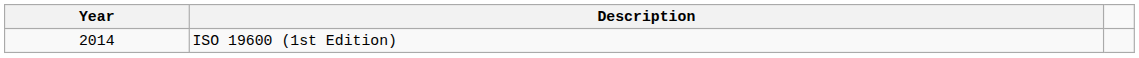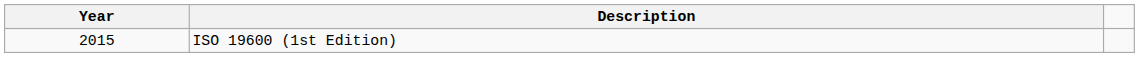(97, 41) 2014 -> (97, 41) 2015
